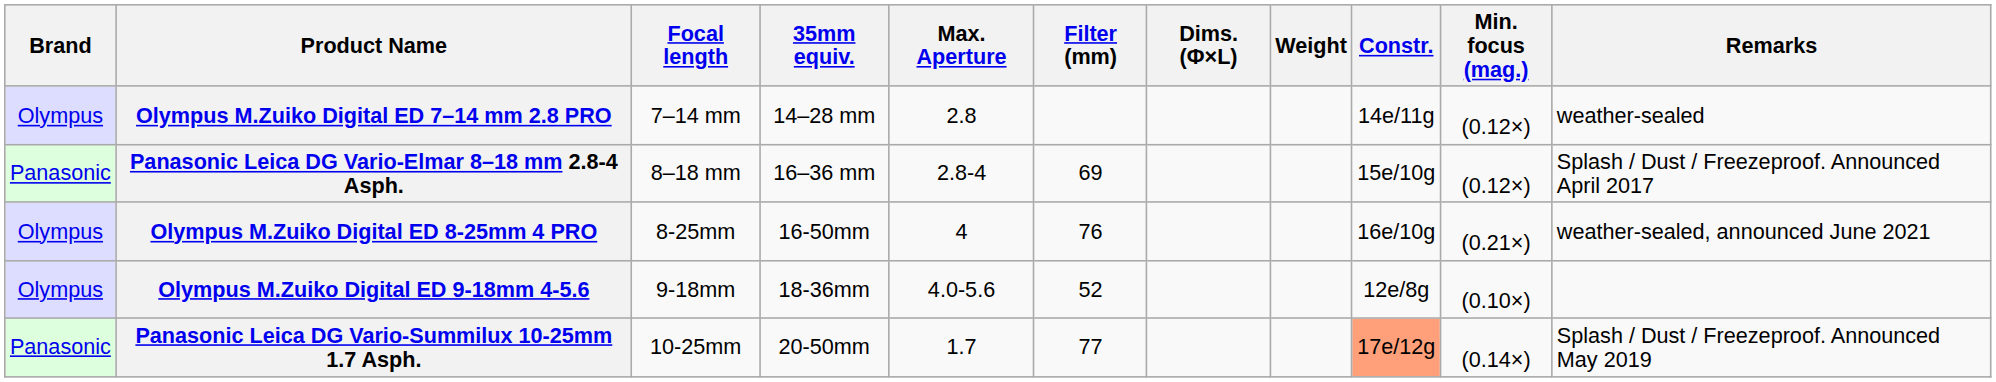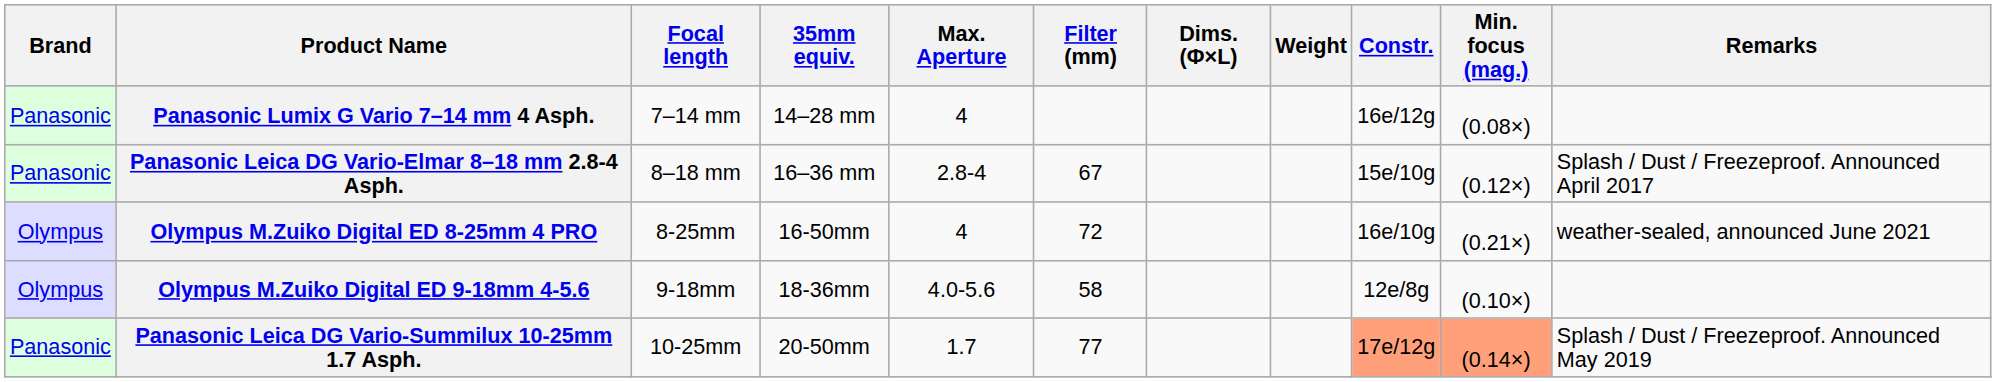- row: (374, 115)
+ row: (374, 115)
(1091, 173) 69 -> (1091, 173) 67
(1091, 231) 76 -> (1091, 231) 72
(1091, 289) 52 -> (1091, 289) 58
(1496, 359) no background -> (1496, 359) lightsalmon background
